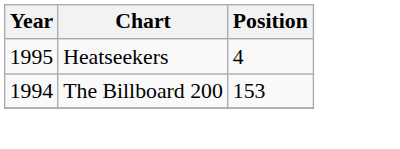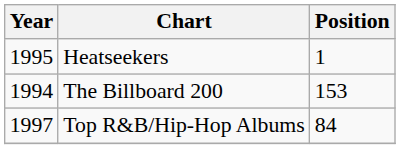(238, 56) 4 -> (320, 56) 1
+ row: (184, 125)
